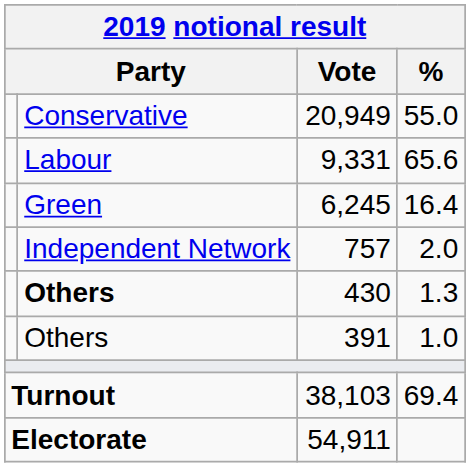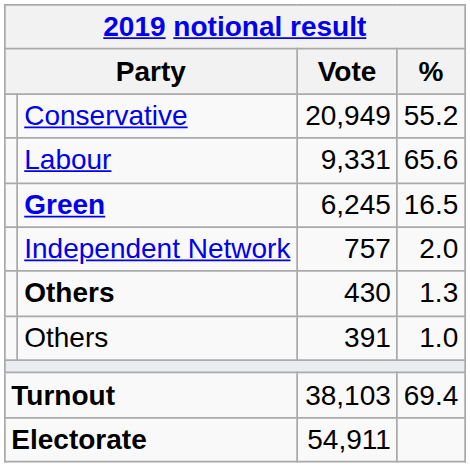(431, 115) 55.0 -> (431, 115) 55.2
(63, 204) normal -> (65, 204) bold
(431, 204) 16.4 -> (431, 204) 16.5
